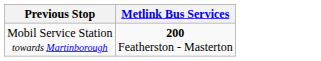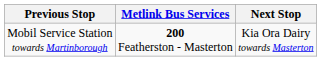+ column: (276, 14)
